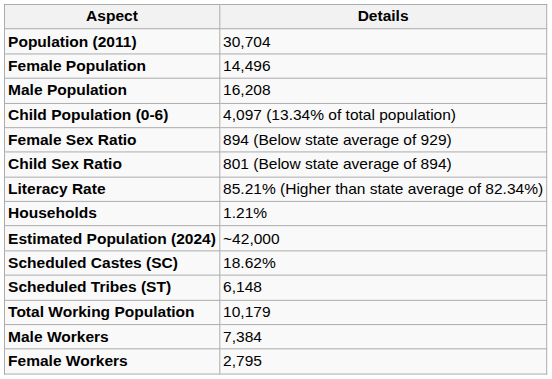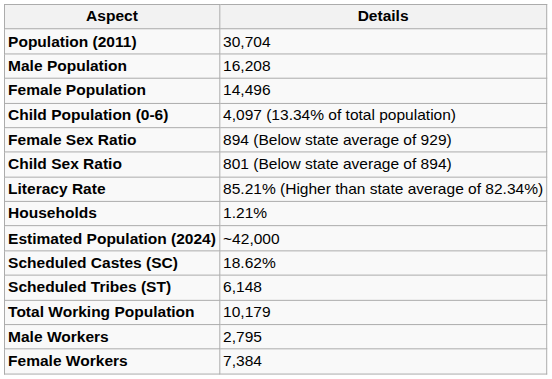rows swapped: (68, 90) <-> (77, 66)
(242, 336) 7,384 -> (242, 336) 2,795
(242, 361) 2,795 -> (242, 361) 7,384
